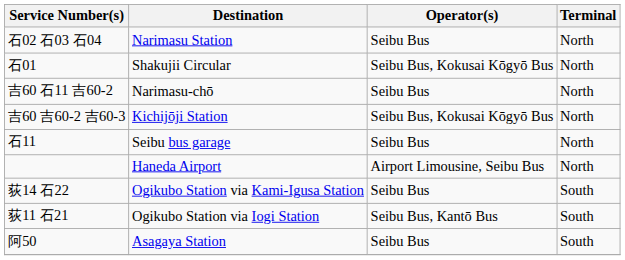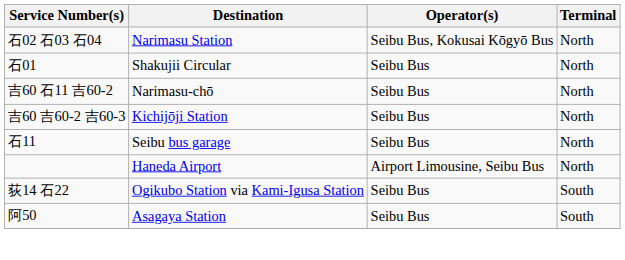(400, 40) Seibu Bus -> (462, 40) Seibu Bus, Kokusai Kōgyō Bus
(462, 65) Seibu Bus, Kokusai Kōgyō Bus -> (400, 65) Seibu Bus
(462, 116) Seibu Bus, Kokusai Kōgyō Bus -> (400, 116) Seibu Bus
- row: (38, 215)
